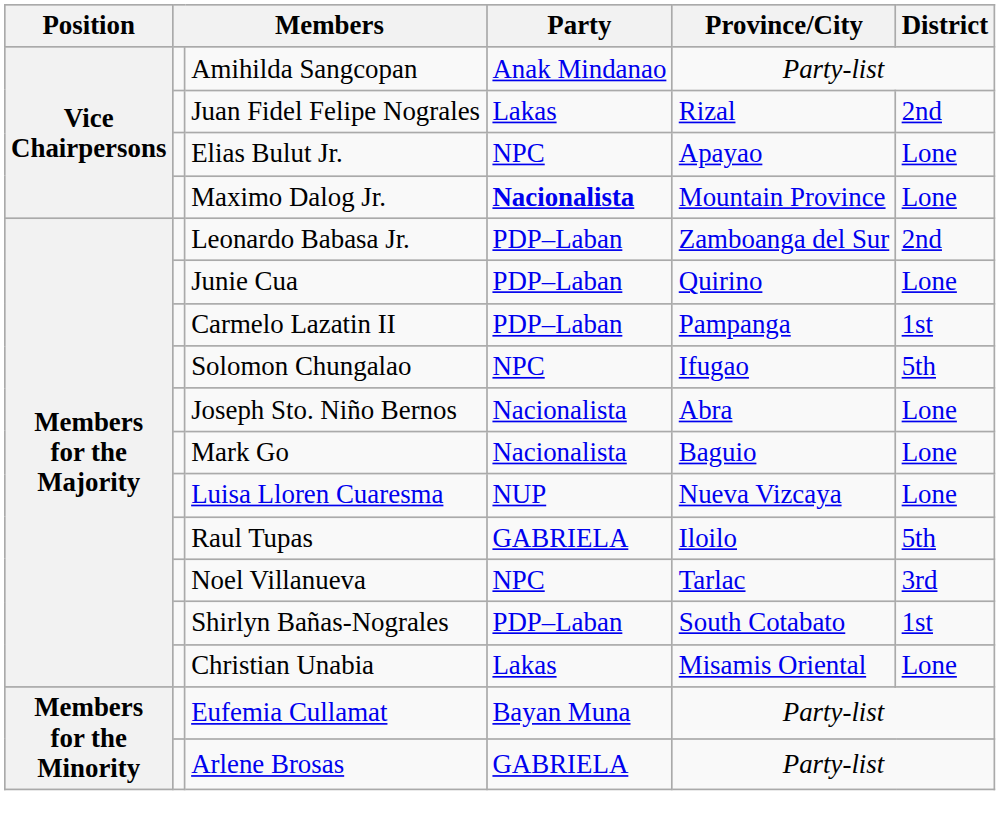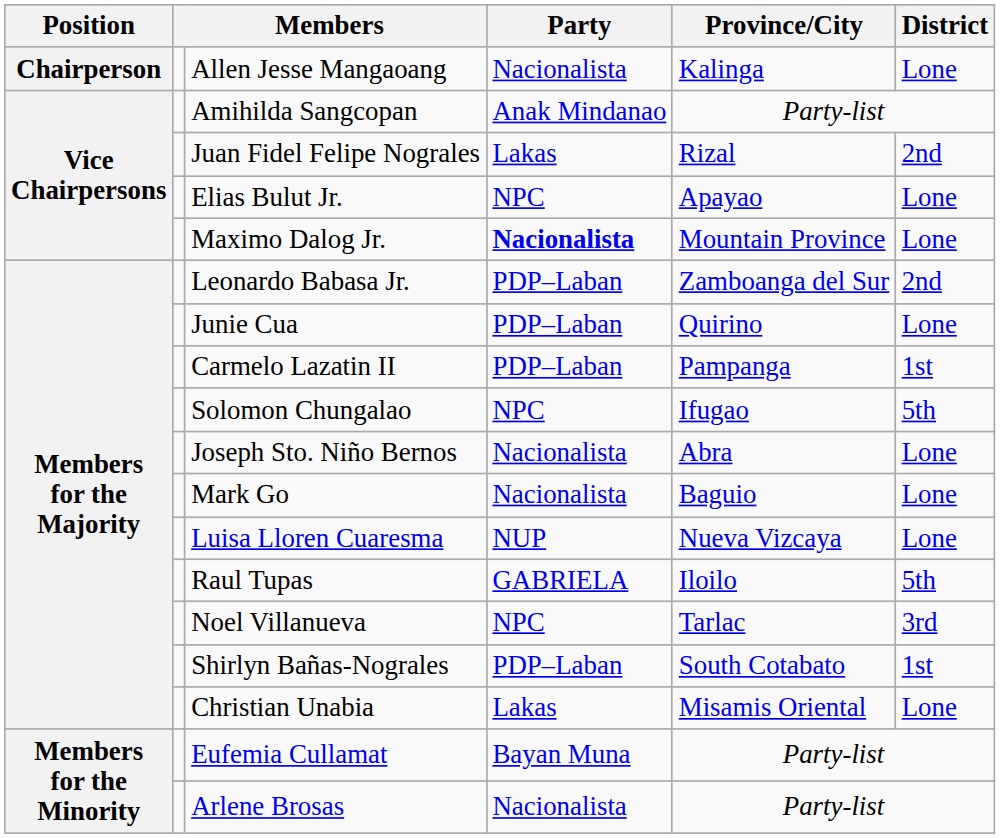+ row: (319, 68)
(560, 763) GABRIELA -> (560, 806) Nacionalista
